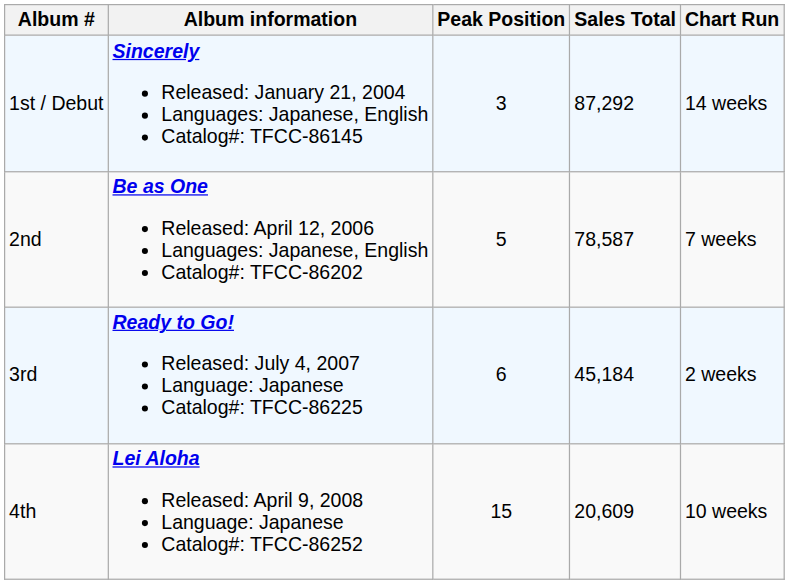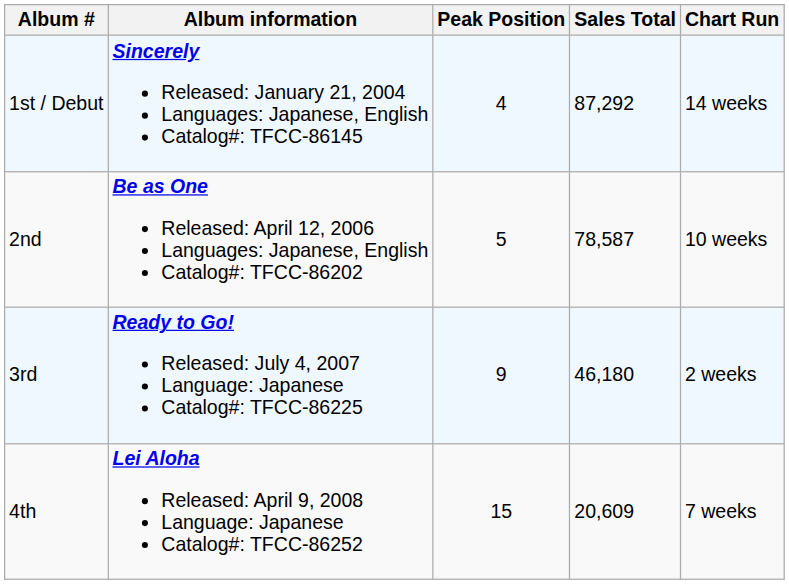(501, 103) 3 -> (501, 103) 4
(721, 239) 7 weeks -> (726, 239) 10 weeks
(501, 375) 6 -> (501, 375) 9
(604, 375) 45,184 -> (604, 375) 46,180
(726, 511) 10 weeks -> (721, 511) 7 weeks
